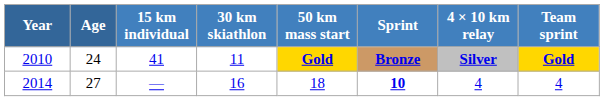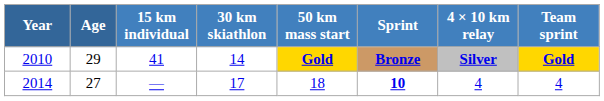(93, 59) 24 -> (93, 59) 29
(237, 59) 11 -> (237, 59) 14
(237, 83) 16 -> (237, 83) 17
